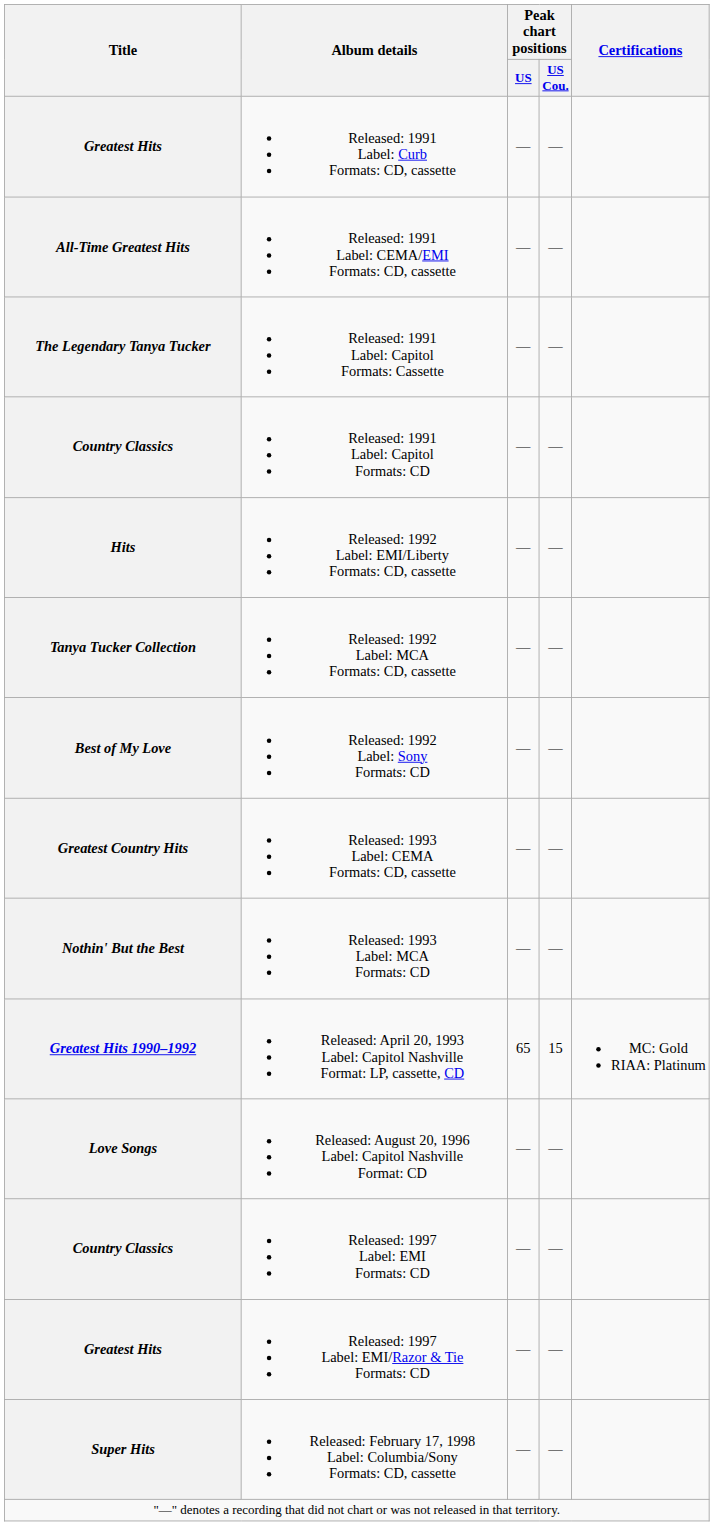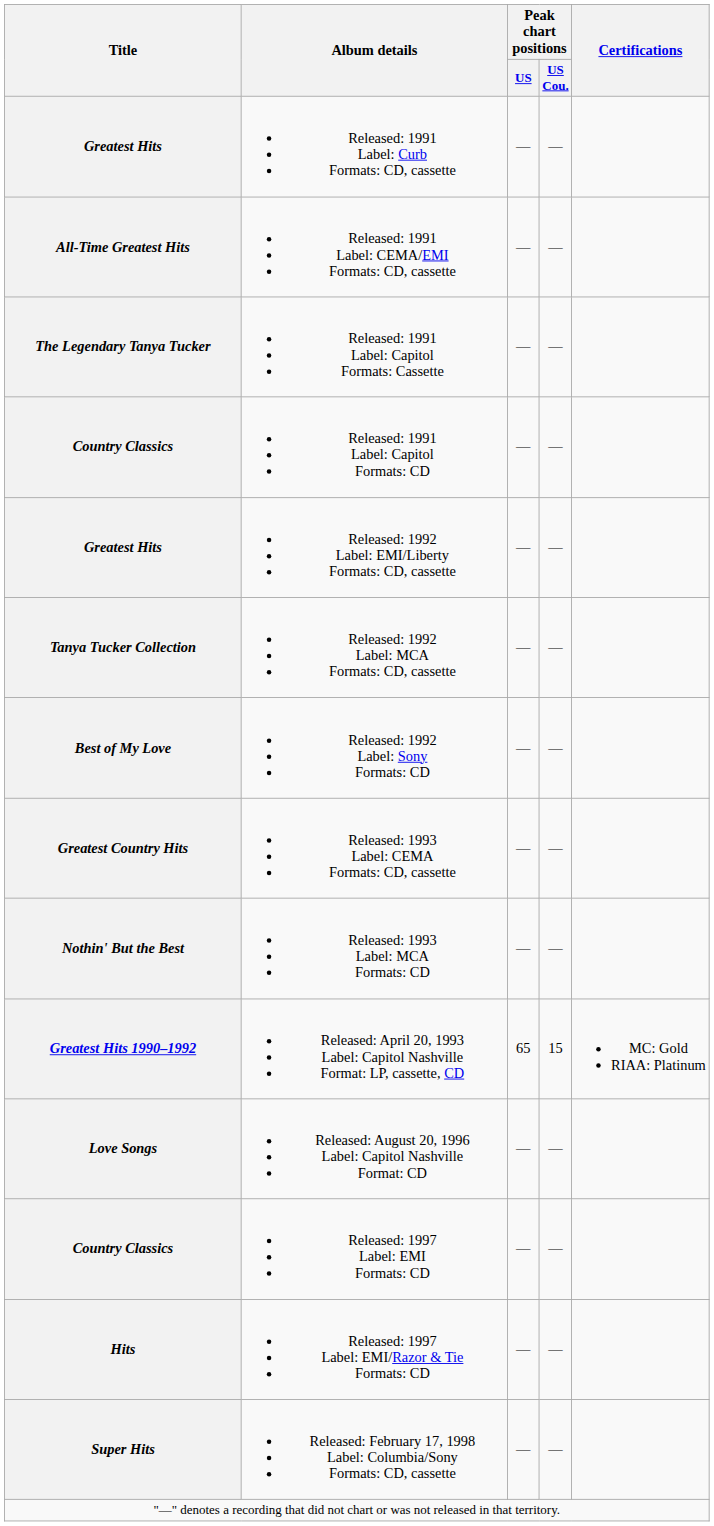(123, 547) Hits -> (123, 547) Greatest Hits
(123, 1349) Greatest Hits -> (123, 1349) Hits
